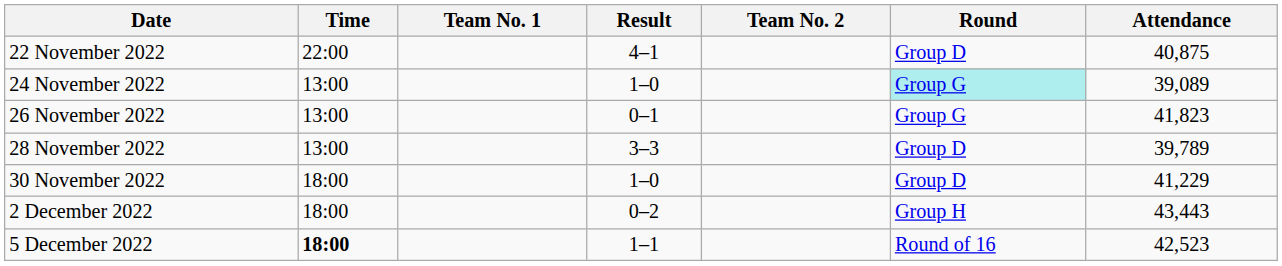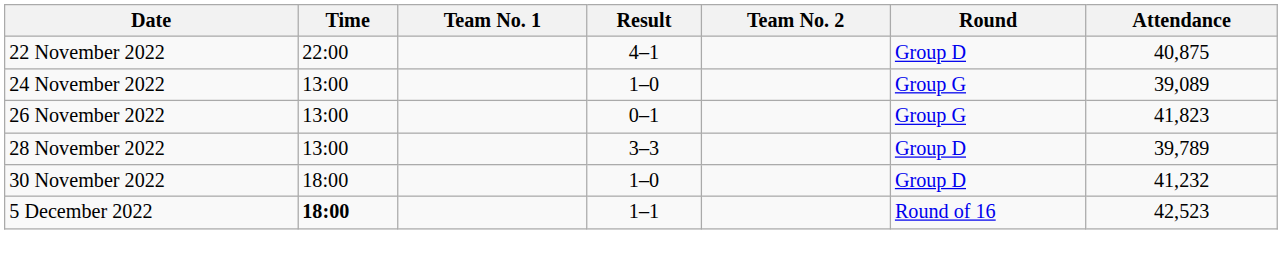(930, 84) paleturquoise background -> (930, 84) no background
(1182, 180) 41,229 -> (1182, 180) 41,232
- row: (81, 212)
